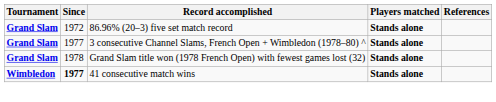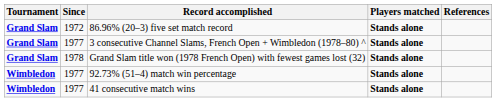+ row: (163, 74)
(74, 74) bold -> (74, 89) normal
